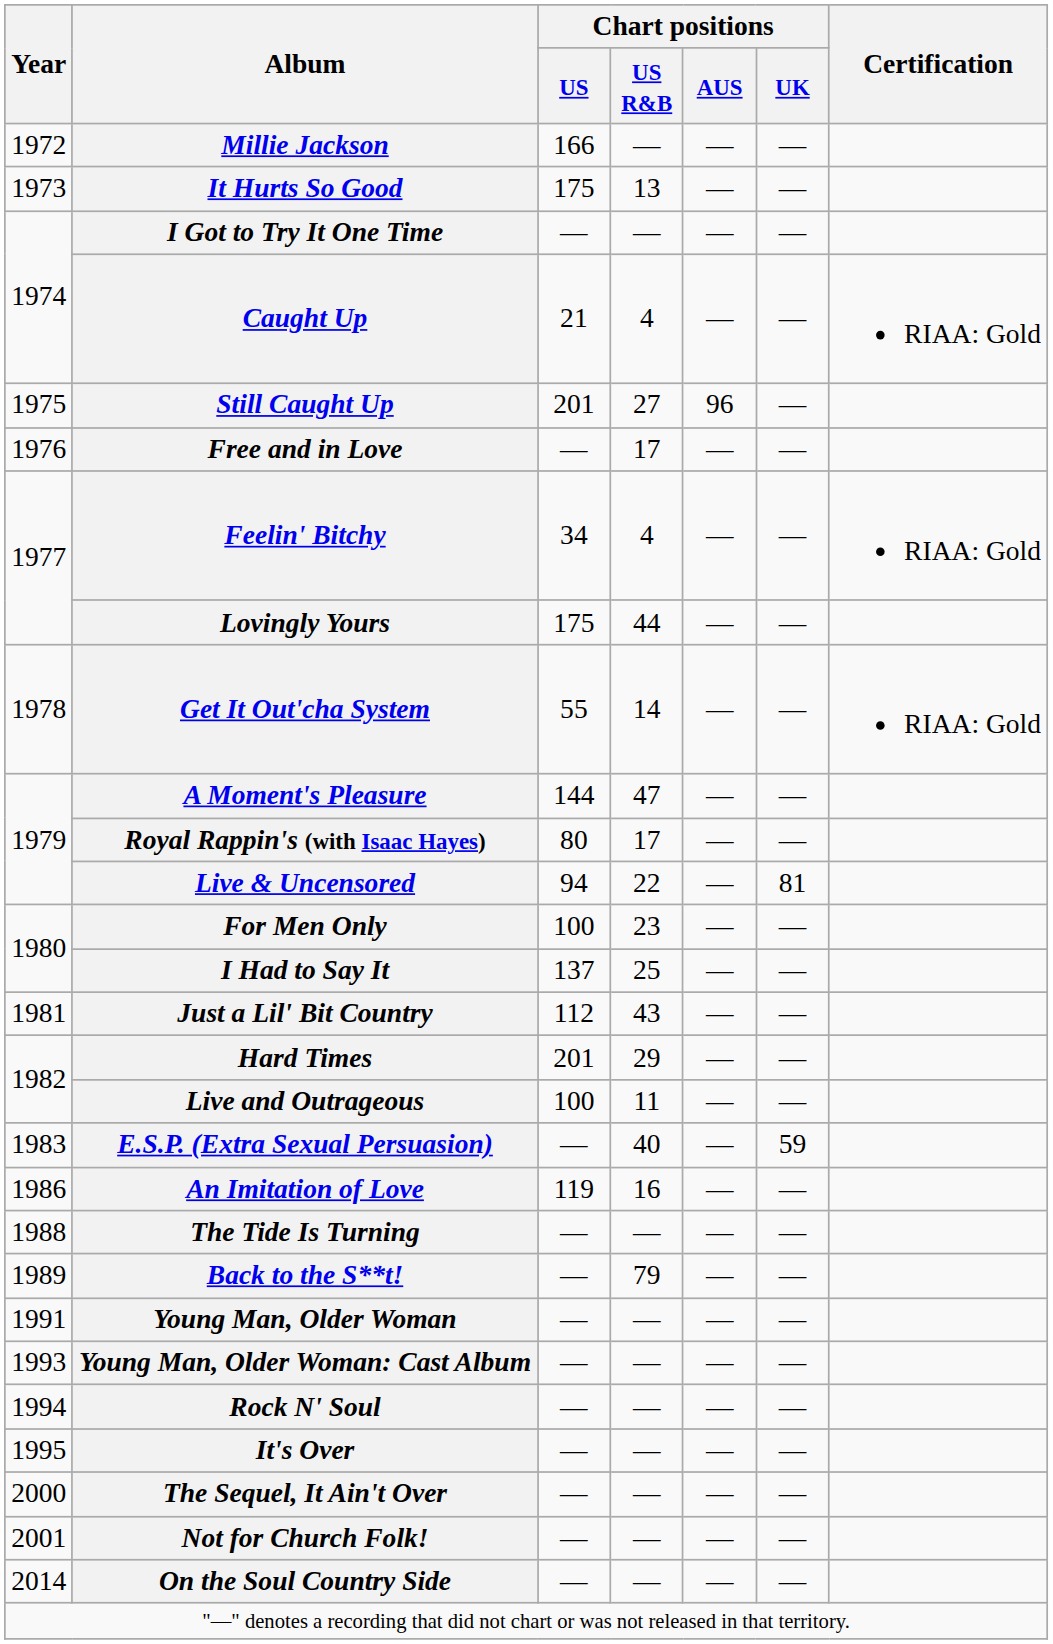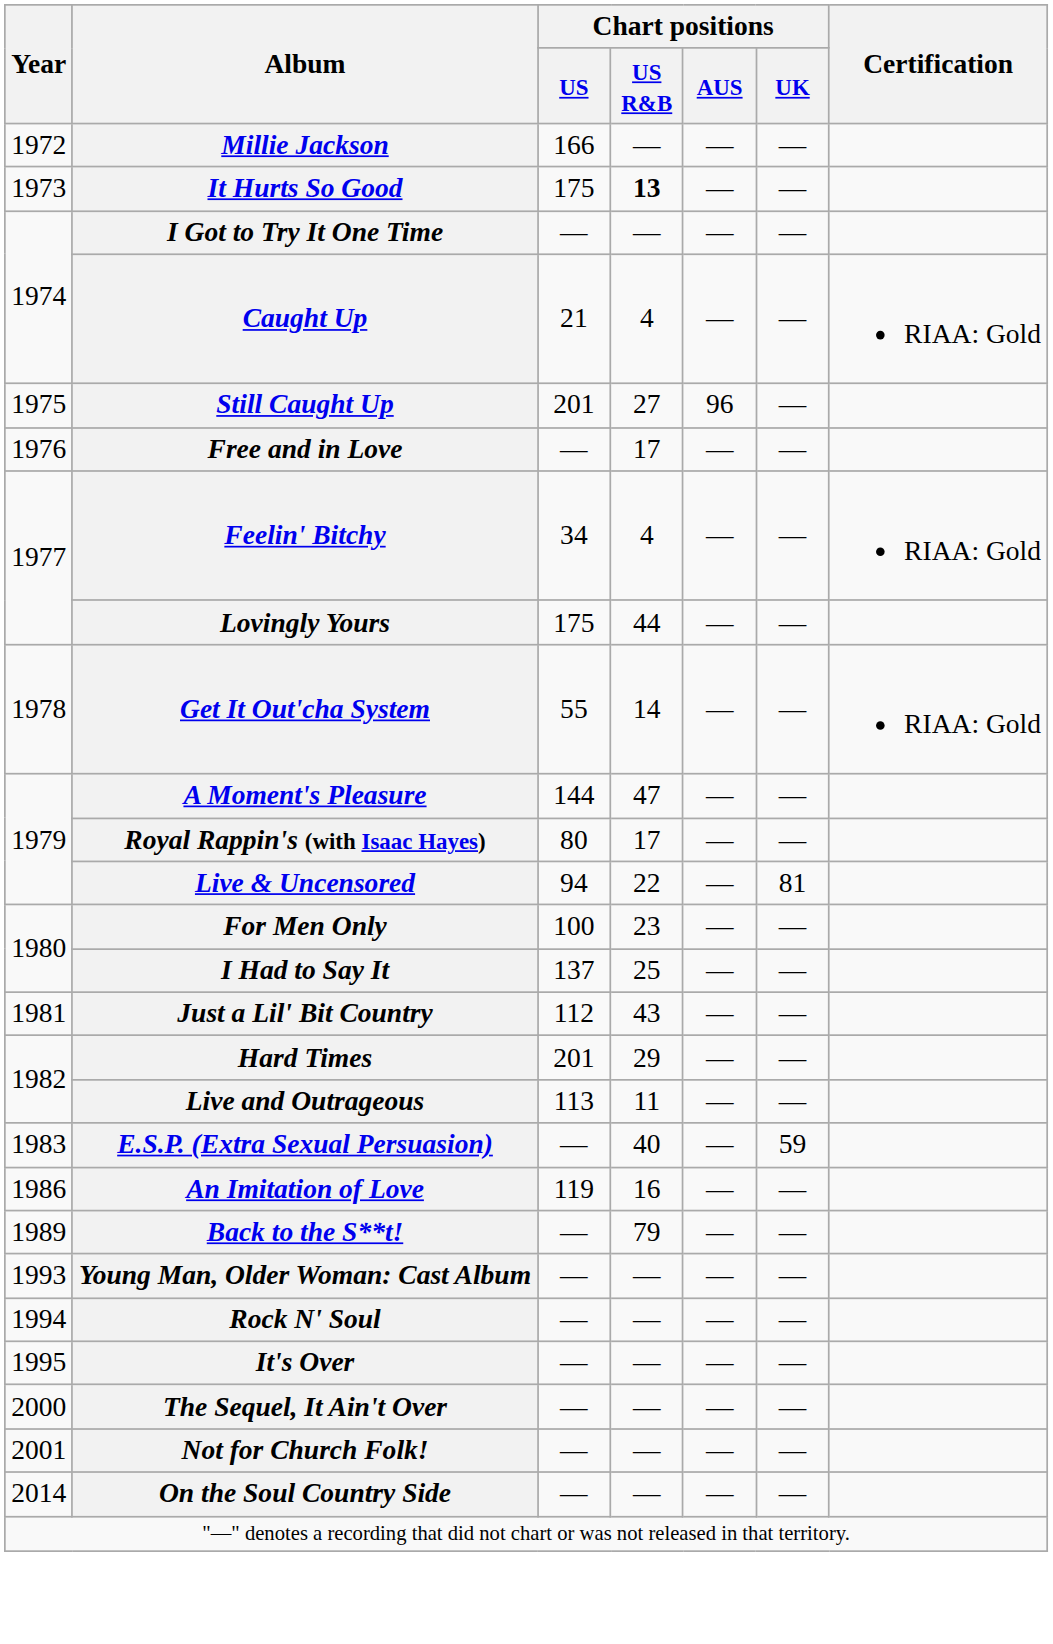(647, 188) normal -> (647, 188) bold
(574, 1100) 100 -> (574, 1100) 113
- row: (305, 1231)
- row: (305, 1319)
